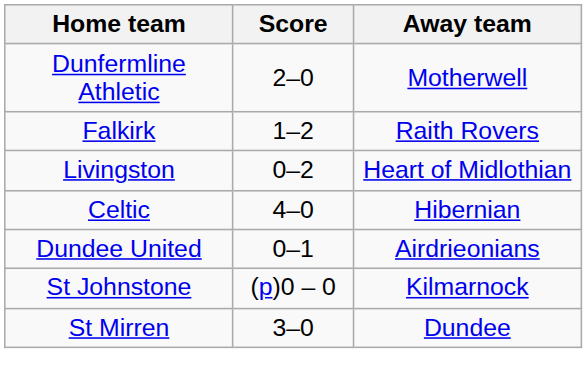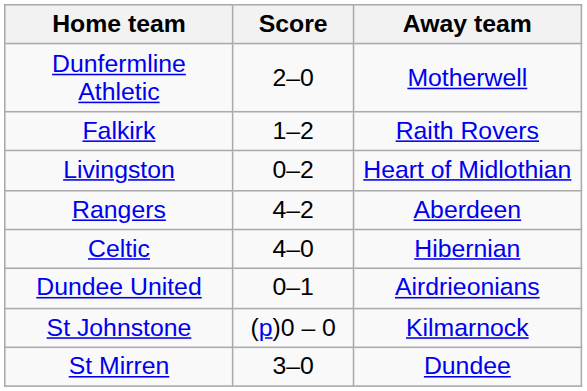+ row: (119, 209)
